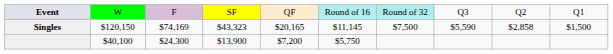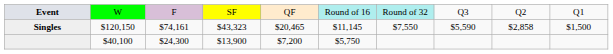(174, 27) $74,169 -> (174, 27) $74,161
(290, 27) $20,165 -> (290, 27) $20,465
(405, 27) $7,500 -> (405, 27) $7,550
